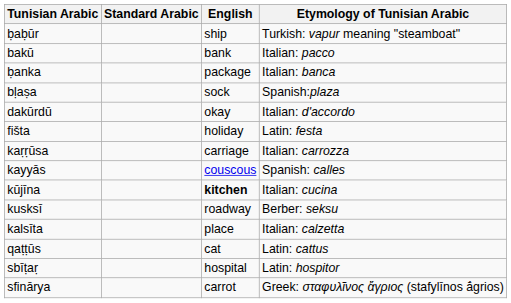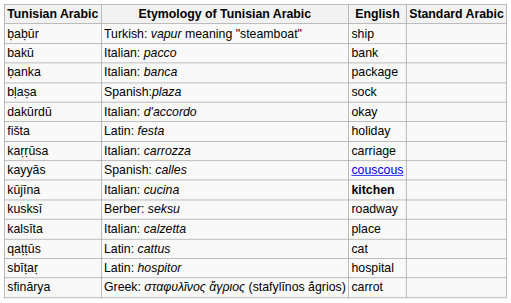columns swapped: (151, 14) <-> (383, 14)
